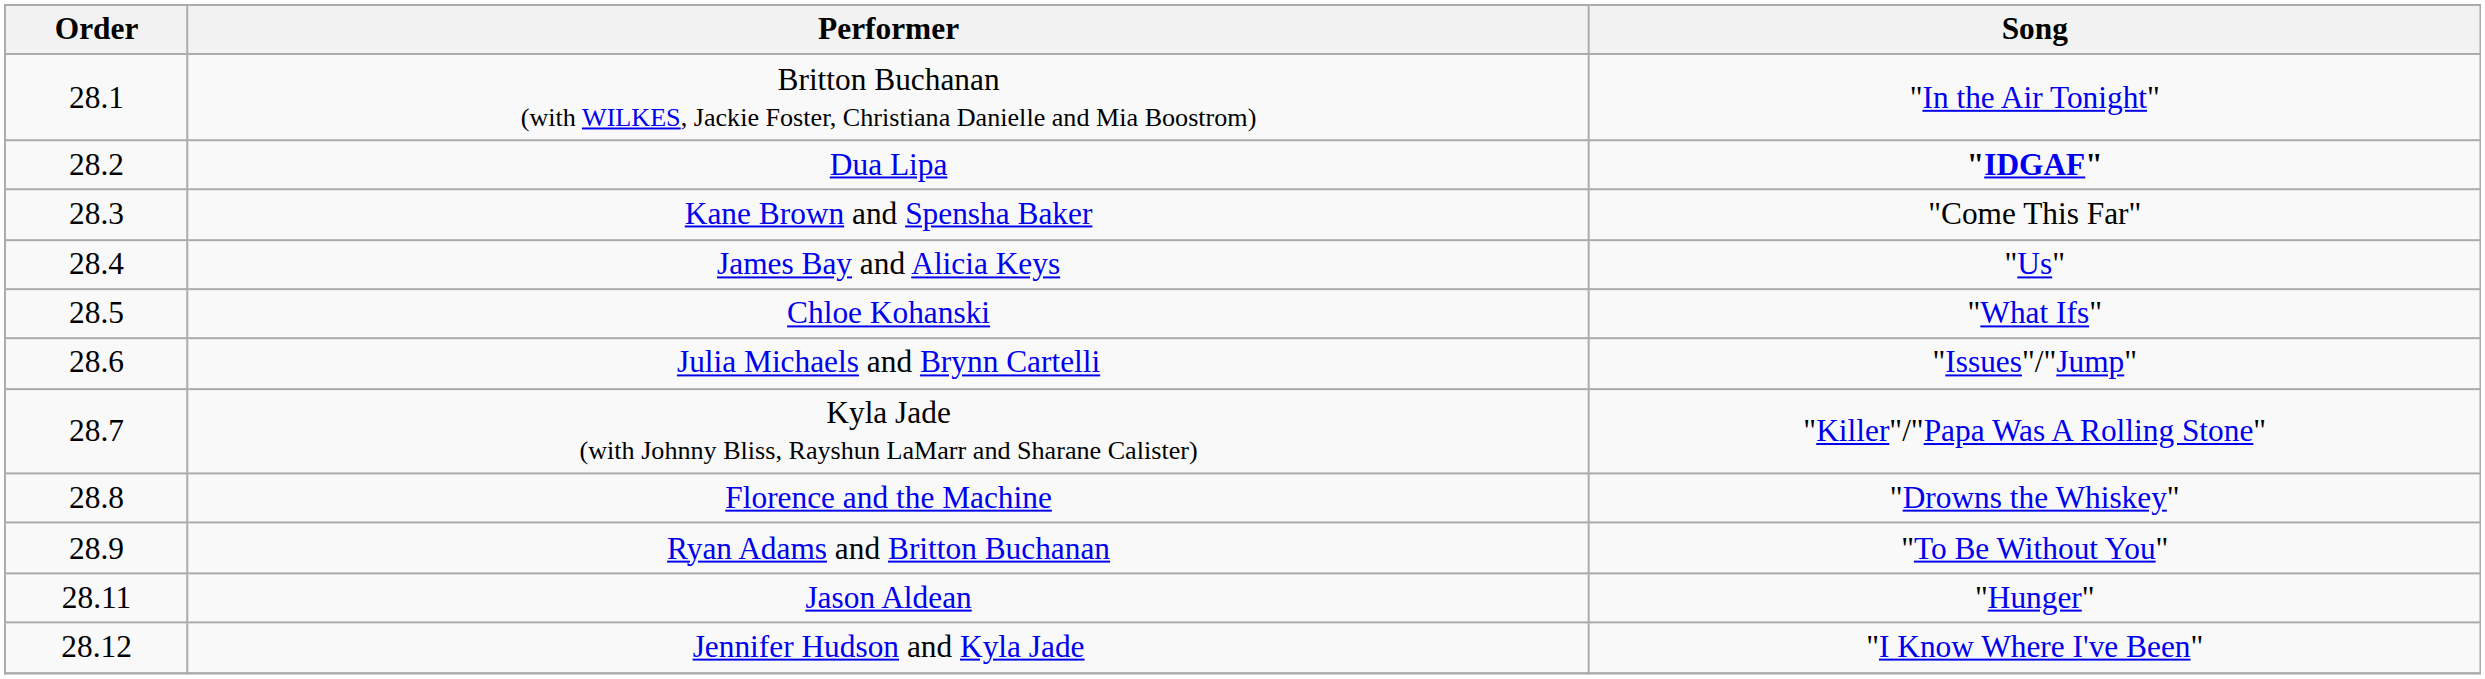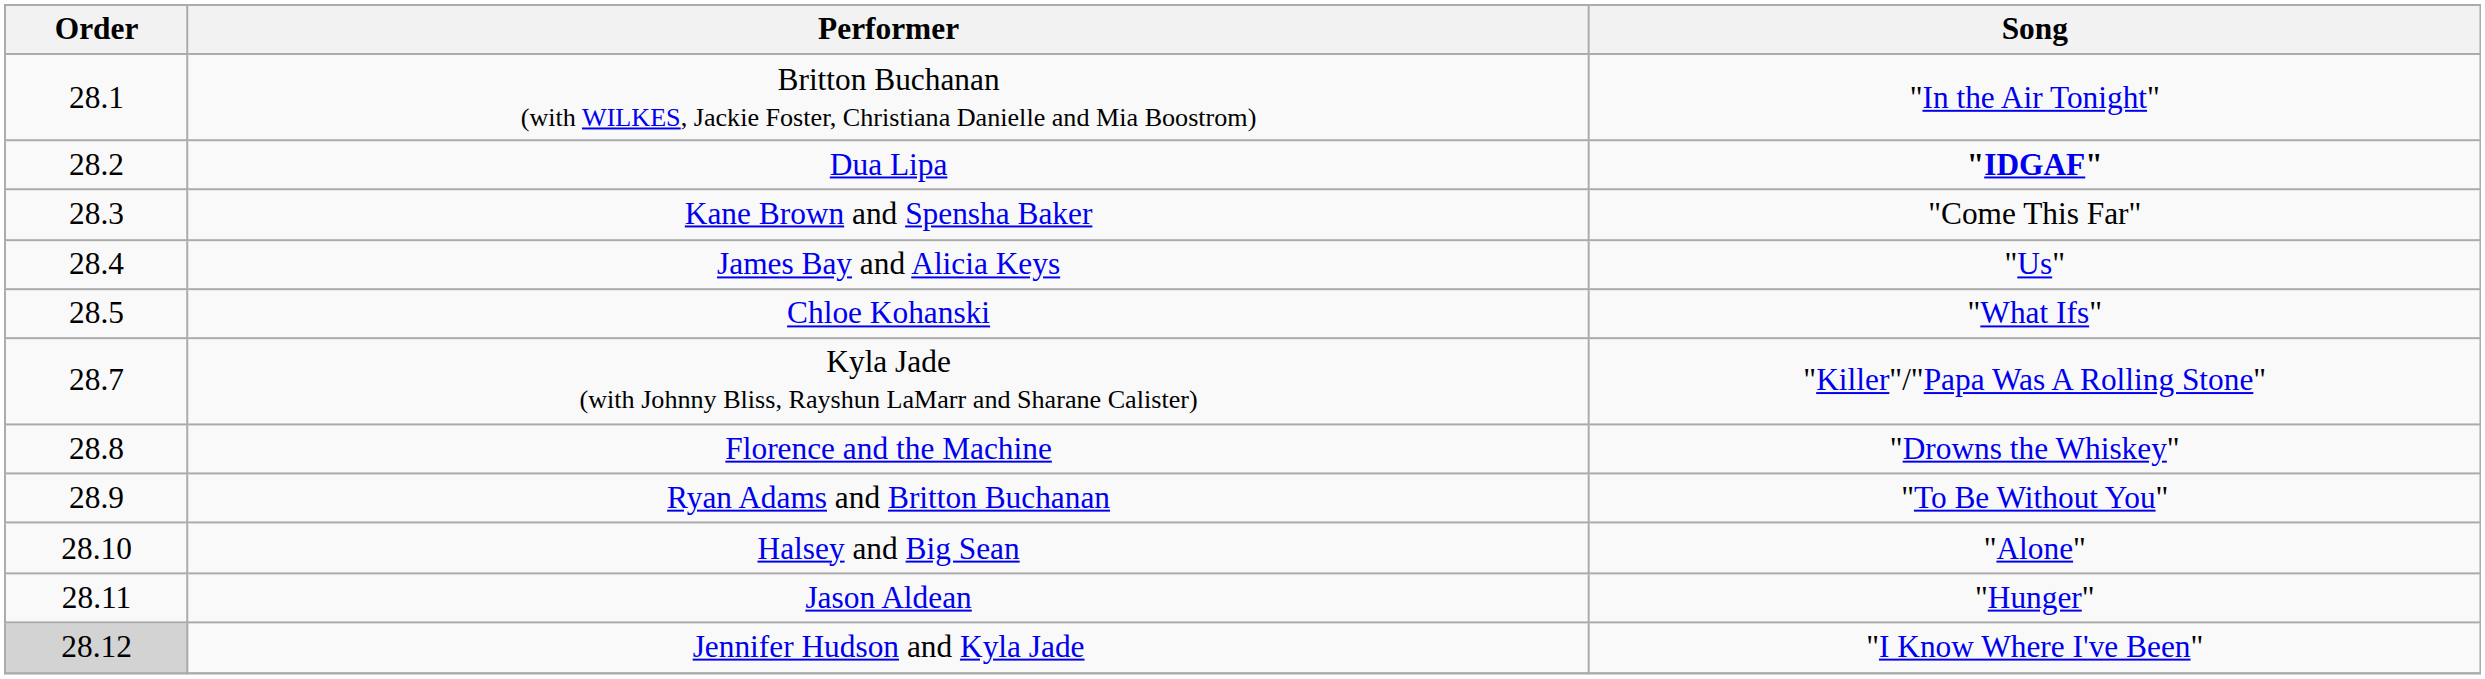- row: (889, 363)
+ row: (889, 547)
(97, 647) no background -> (97, 647) lightgrey background
